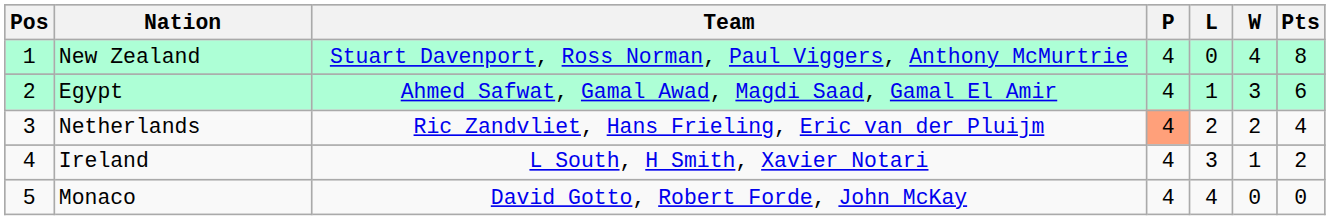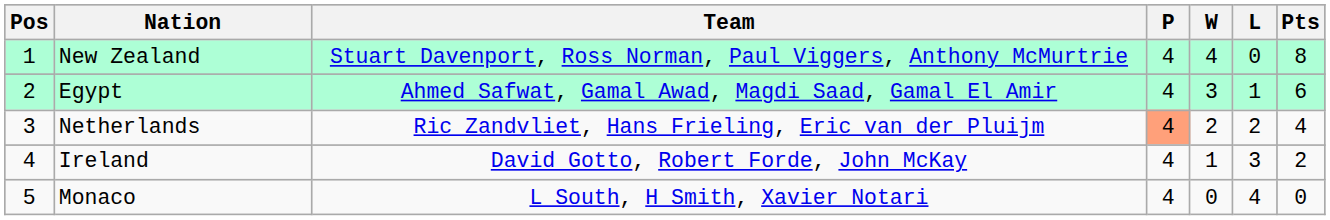columns swapped: (1255, 22) <-> (1211, 22)
(729, 162) L South, H Smith, Xavier Notari -> (729, 162) David Gotto, Robert Forde, John McKay
(729, 197) David Gotto, Robert Forde, John McKay -> (729, 197) L South, H Smith, Xavier Notari
